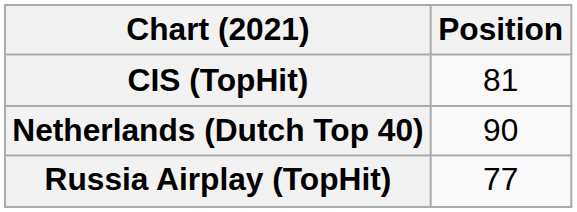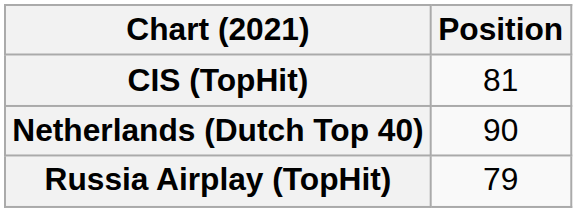(501, 180) 77 -> (501, 180) 79
